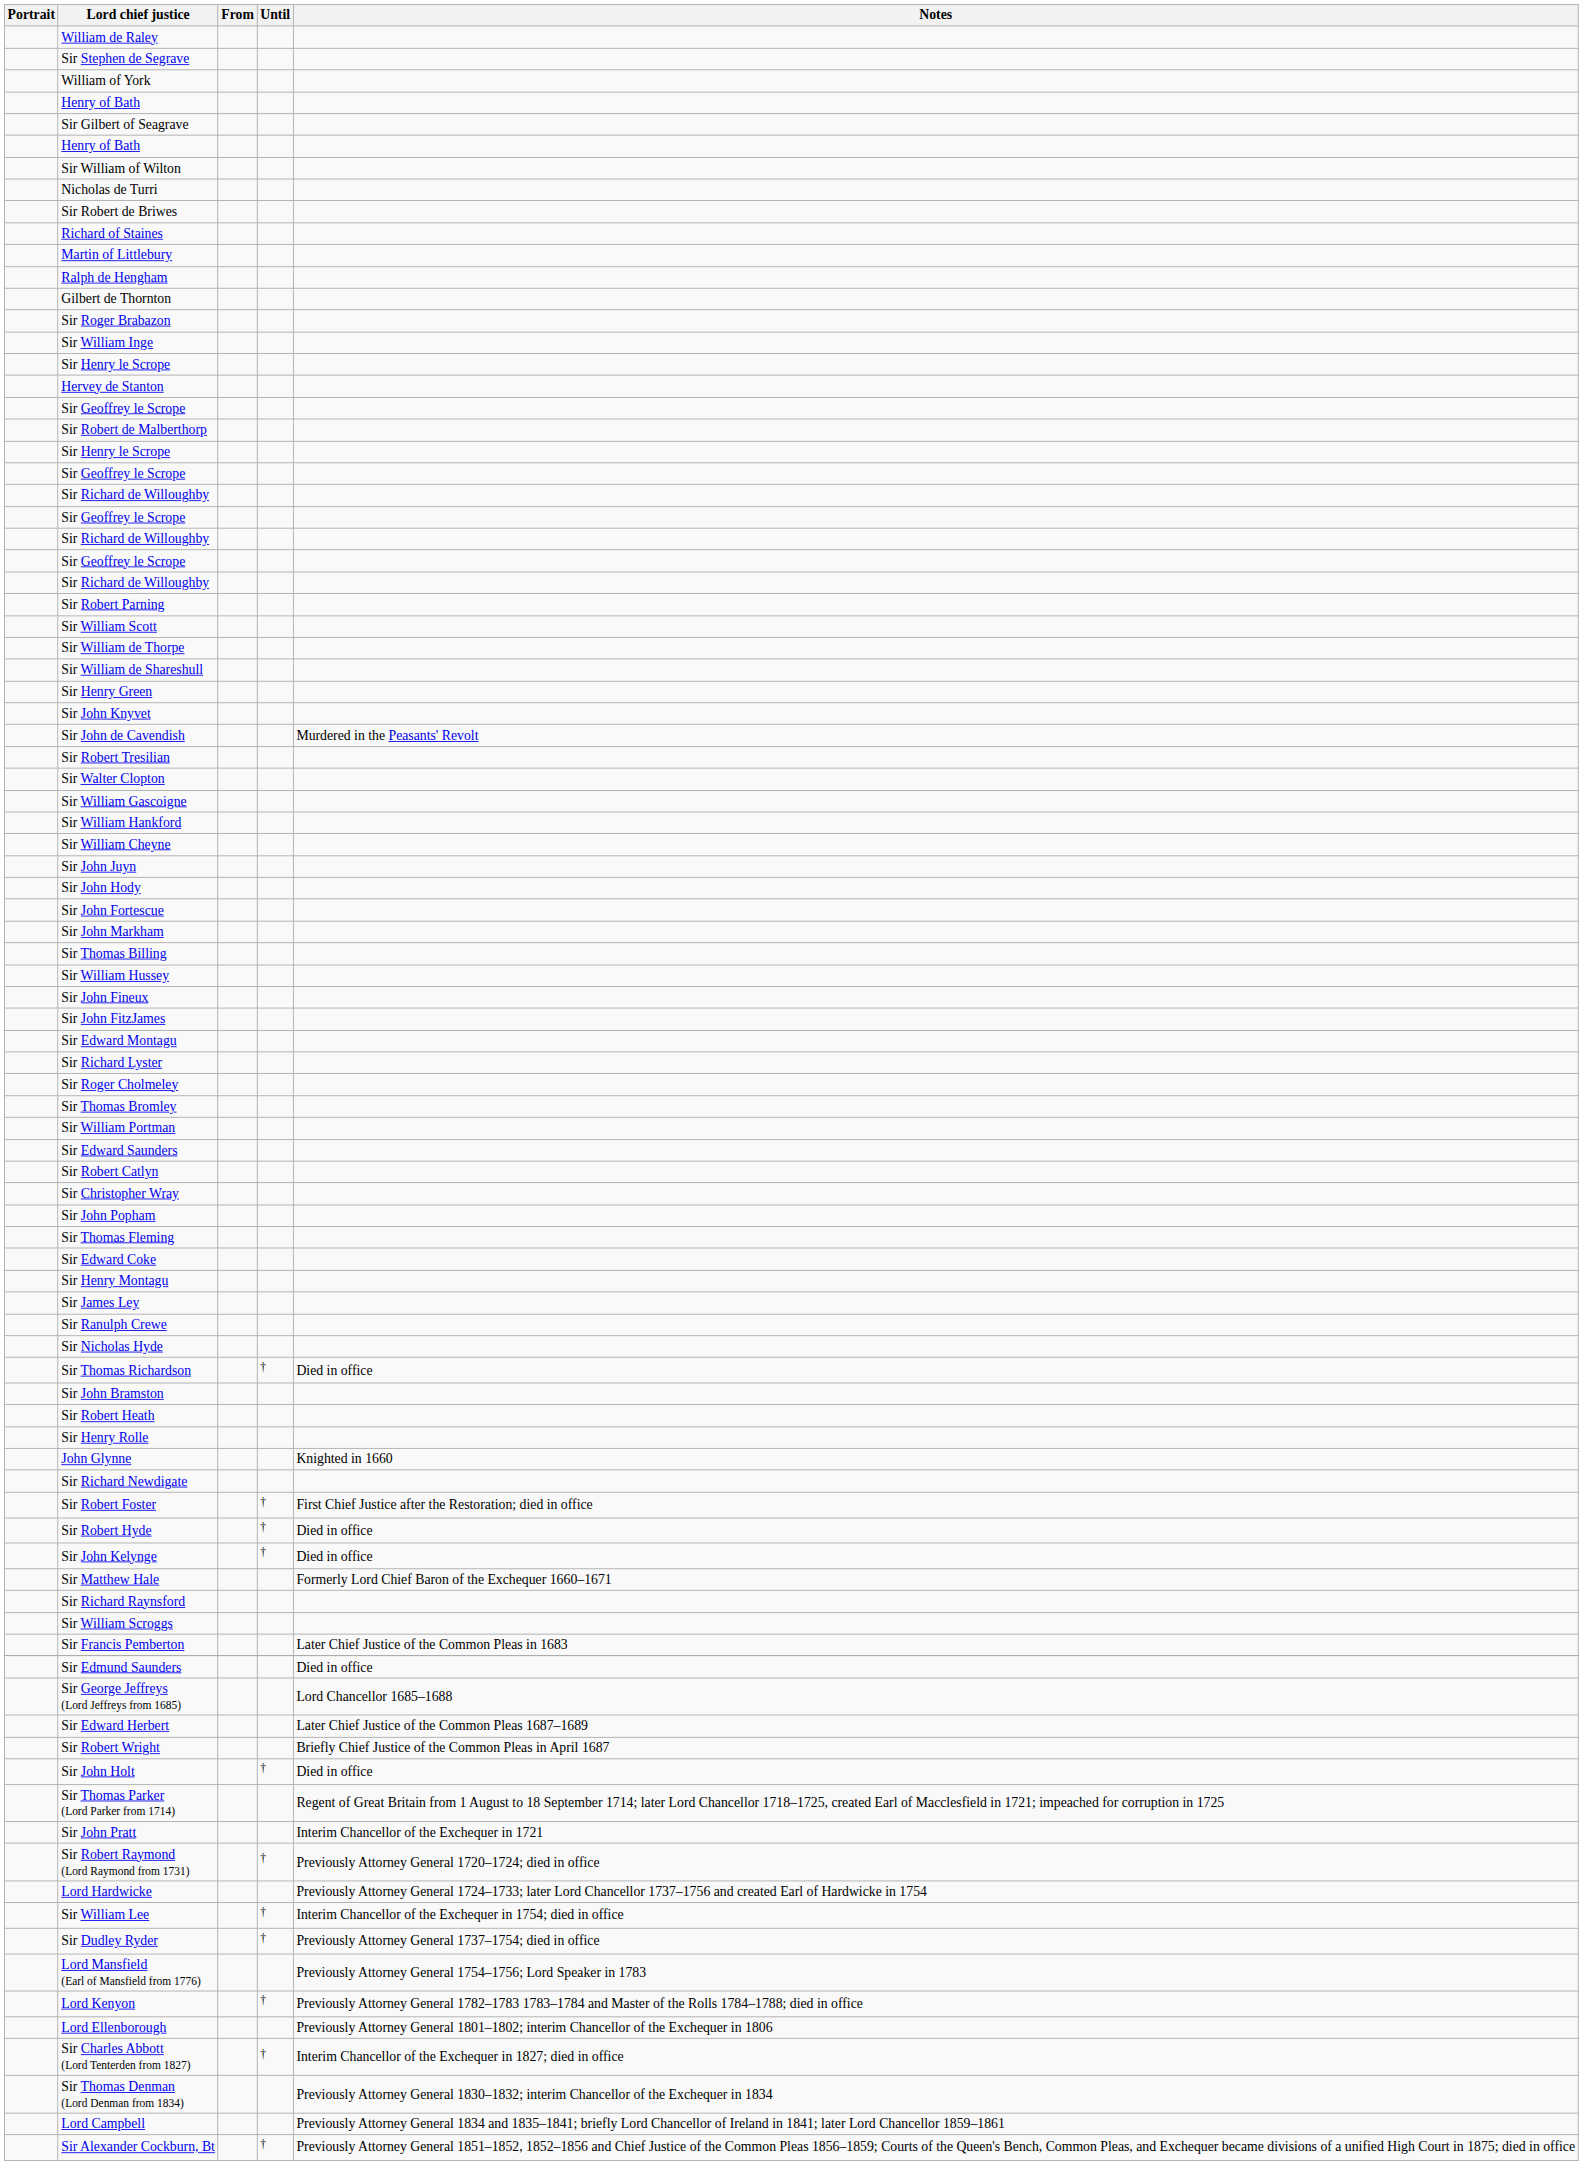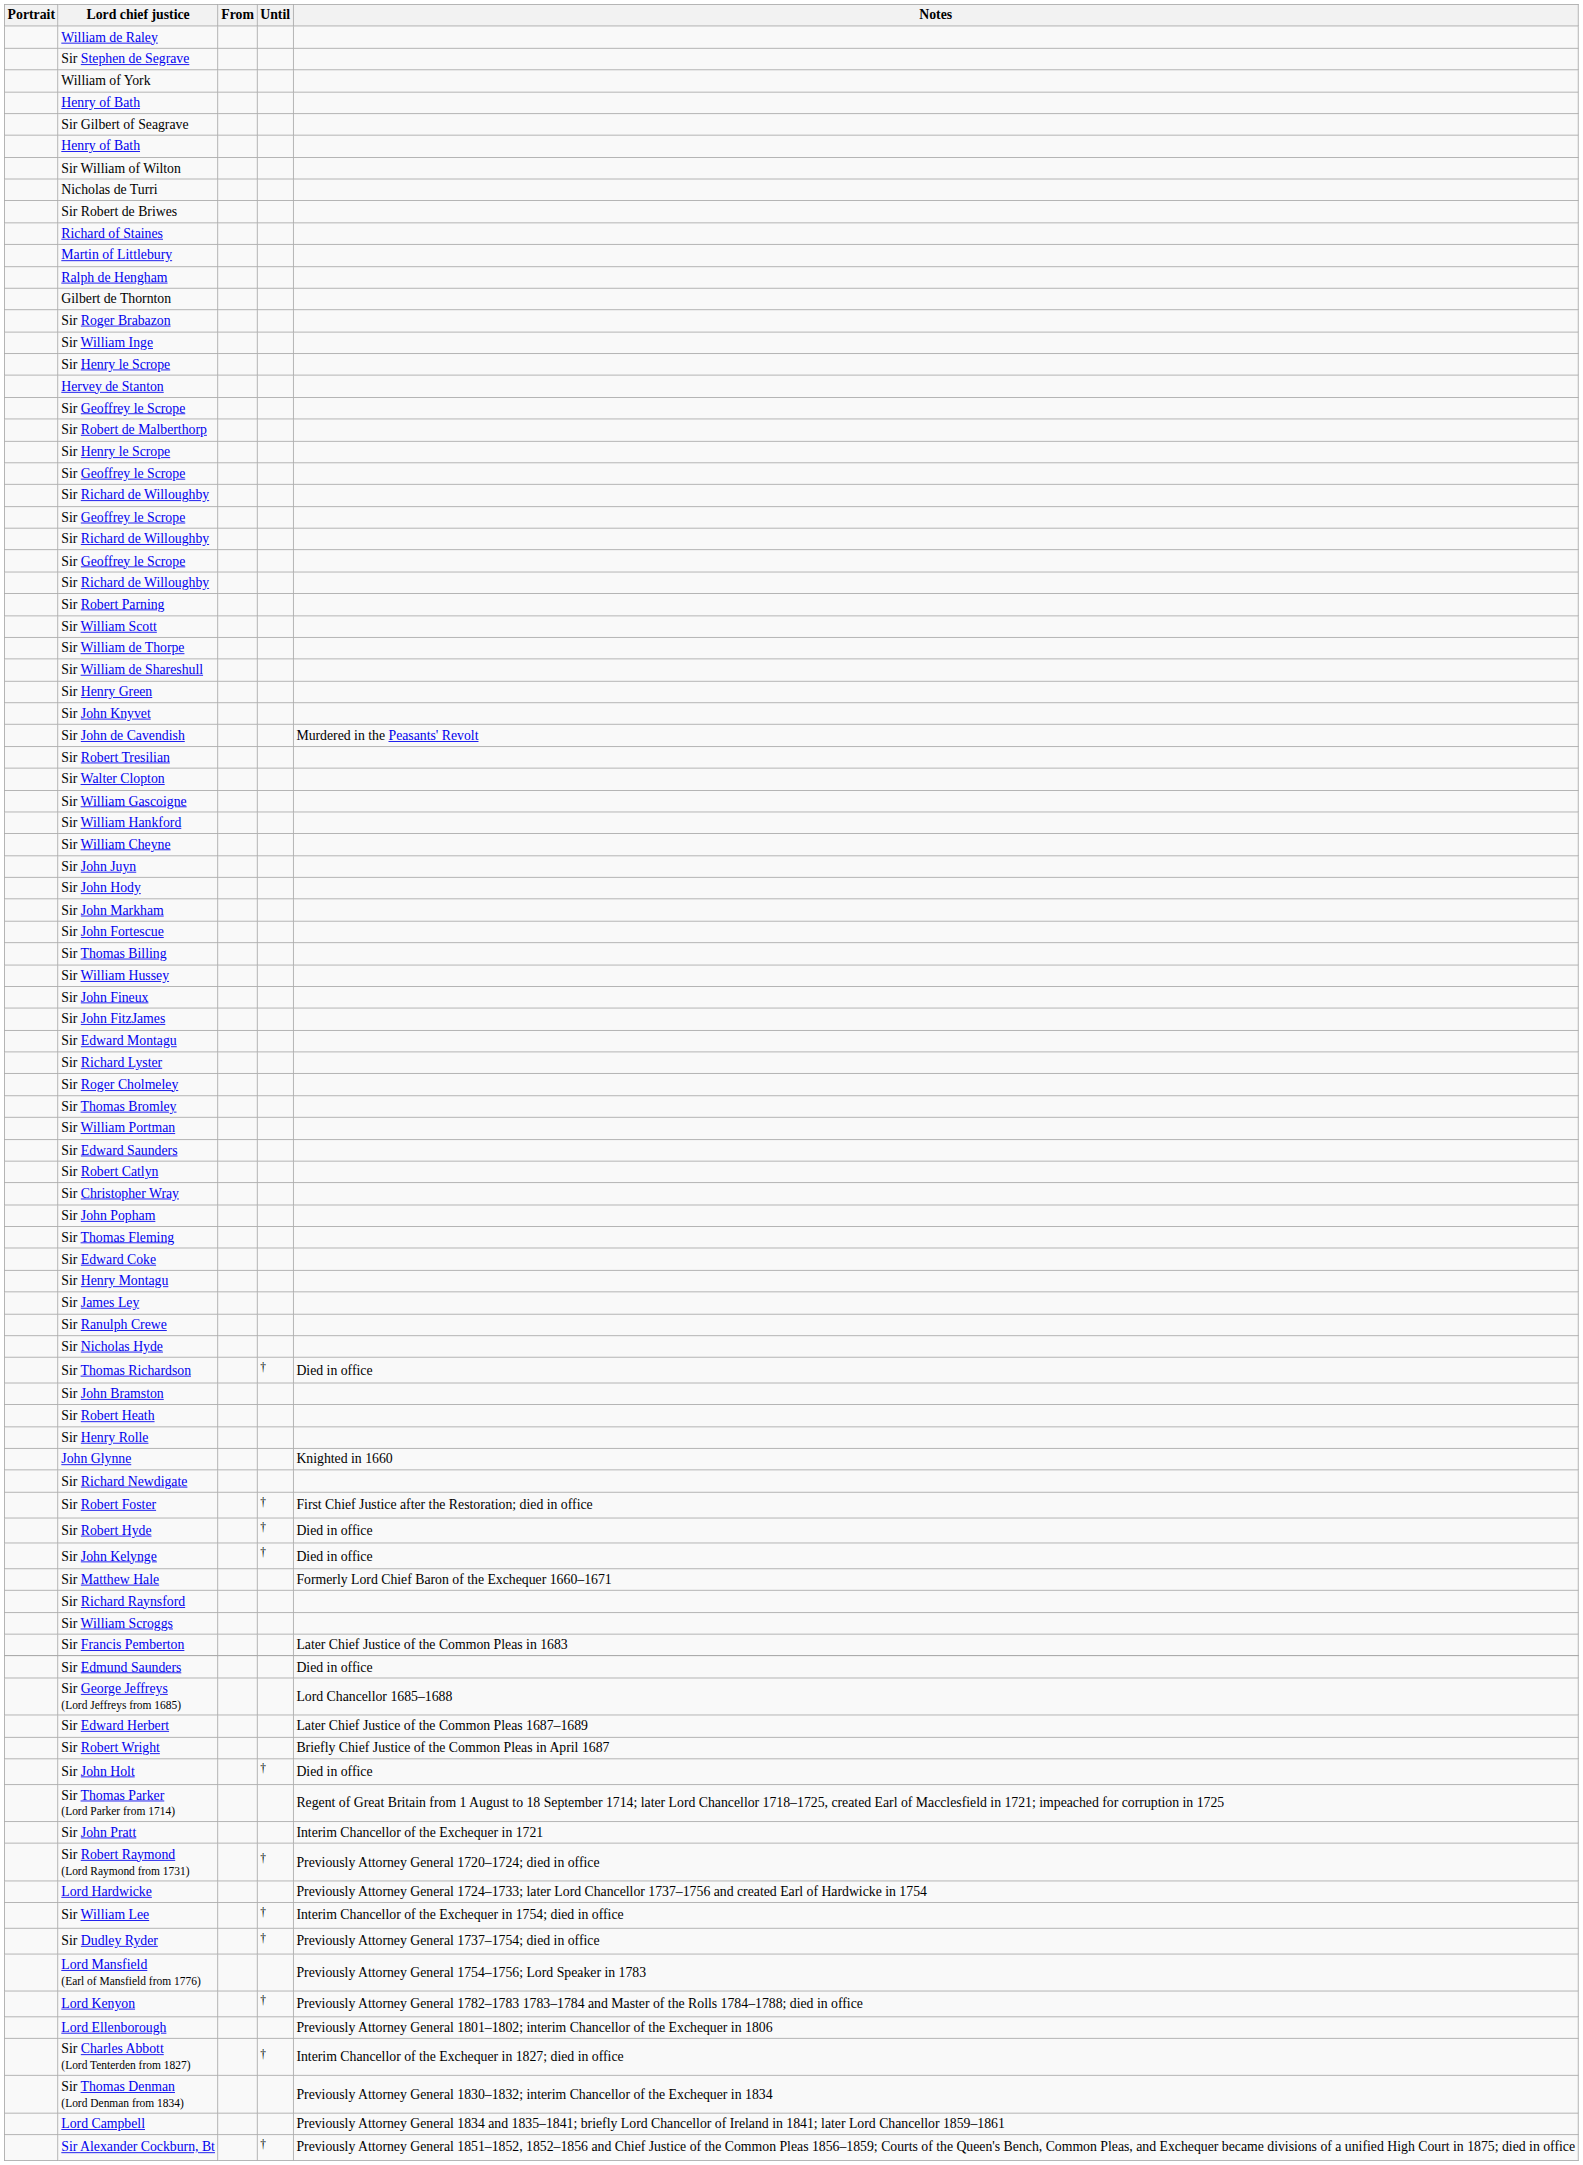rows swapped: (113, 910) <-> (113, 931)
